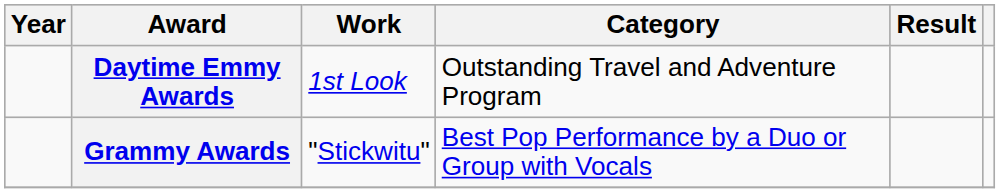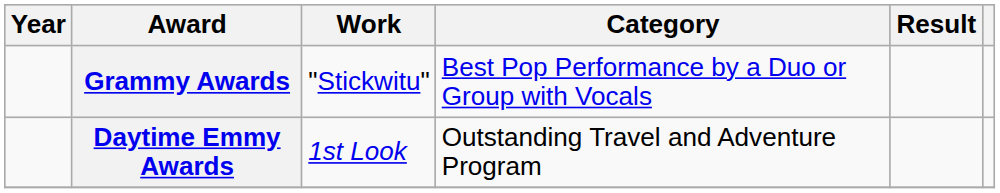rows swapped: (187, 151) <-> (187, 81)
